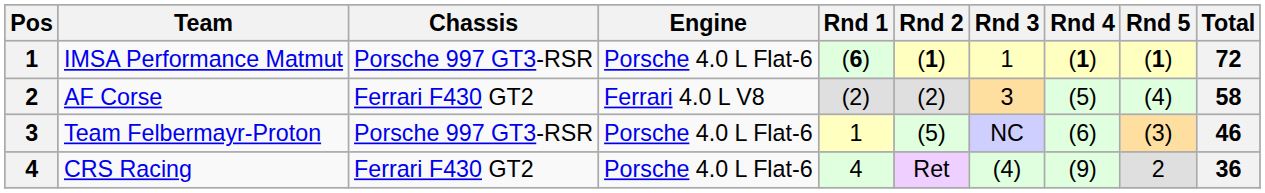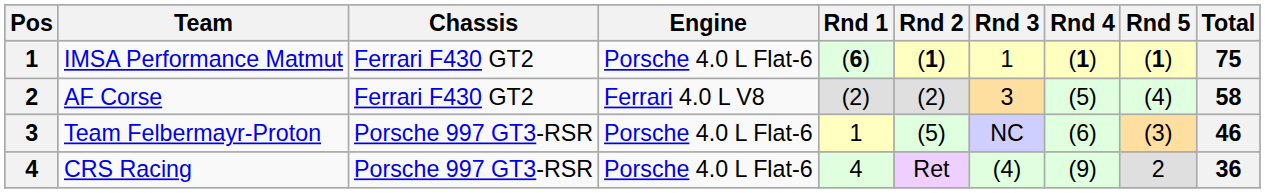(474, 59) Porsche 997 GT3-RSR -> (444, 59) Ferrari F430 GT2
(1228, 59) 72 -> (1228, 59) 75
(444, 169) Ferrari F430 GT2 -> (474, 169) Porsche 997 GT3-RSR
